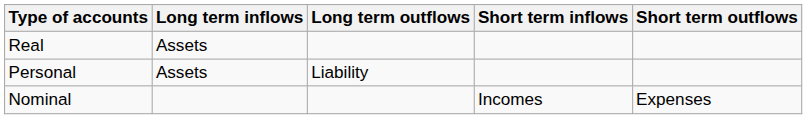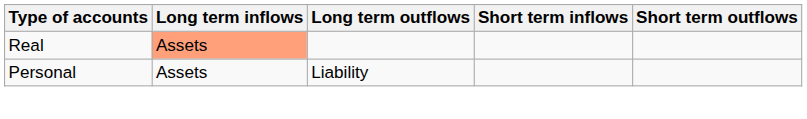(182, 45) no background -> (182, 45) lightsalmon background
- row: (40, 99)
